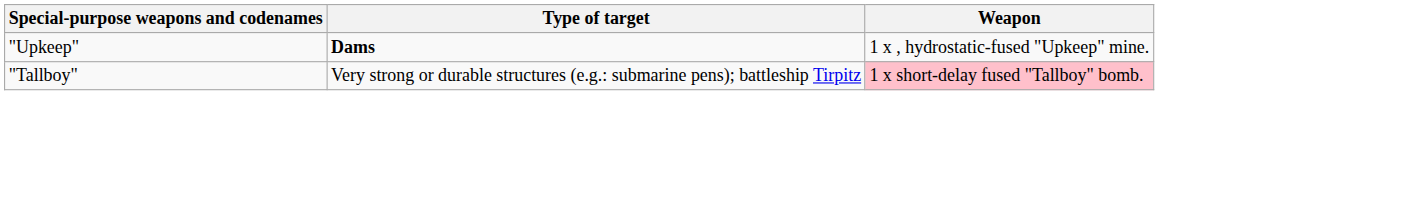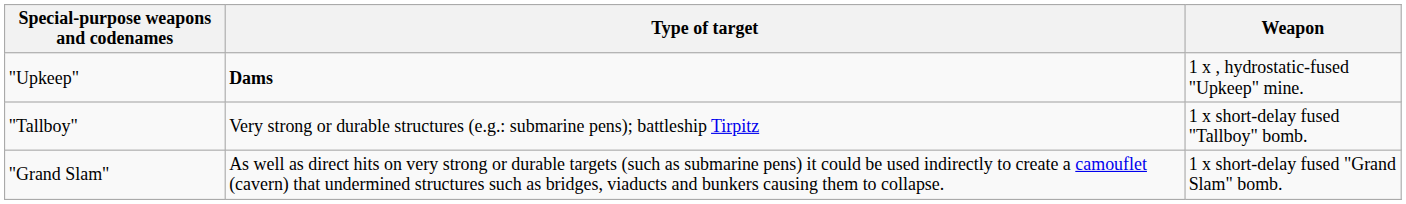(1006, 75) pink background -> (1264, 125) no background
+ row: (59, 174)
